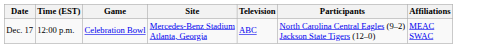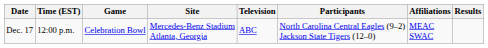+ column: (468, 12)
